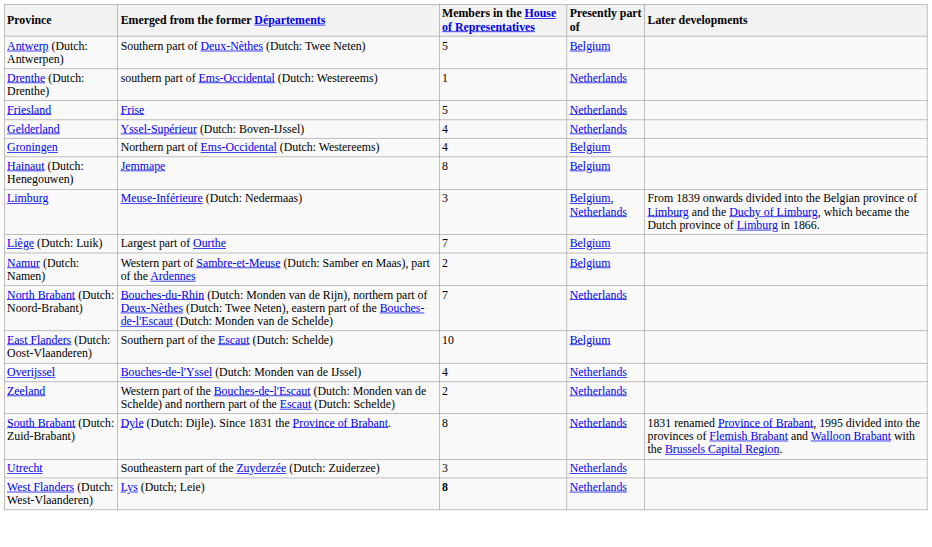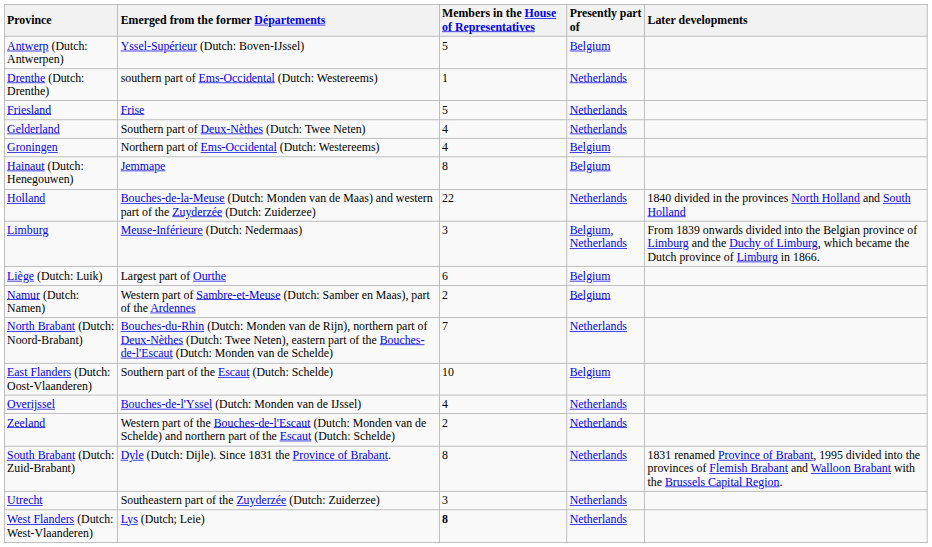(243, 45) Southern part of Deux-Nèthes (Dutch: Twee Neten) -> (212, 45) Yssel-Supérieur (Dutch: Boven-IJssel)
(212, 128) Yssel-Supérieur (Dutch: Boven-IJssel) -> (243, 128) Southern part of Deux-Nèthes (Dutch: Twee Neten)
+ row: (26, 198)
(445, 244) 7 -> (445, 276) 6
